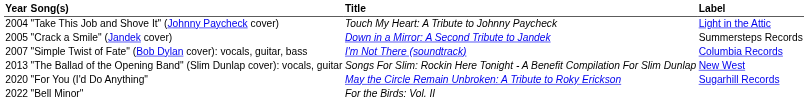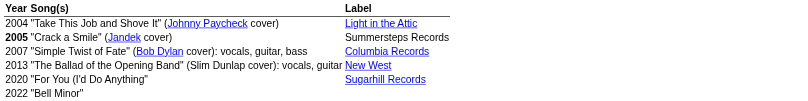- column: (355, 9)
(17, 38) normal -> (17, 38) bold
